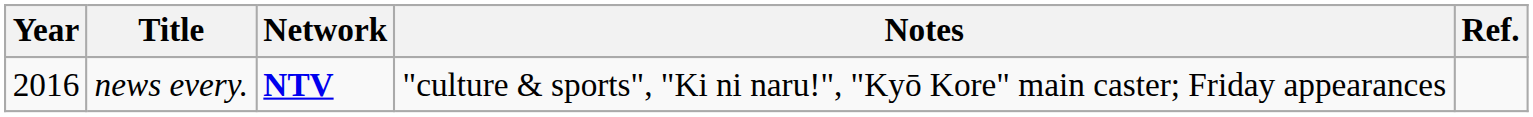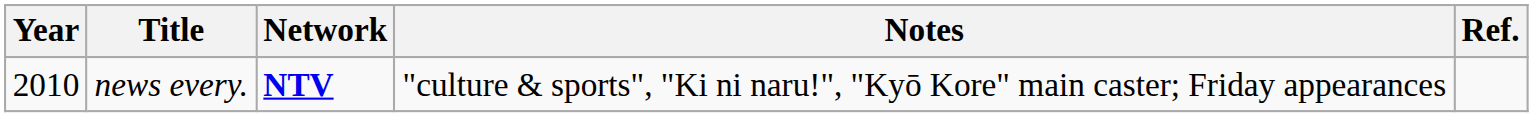(46, 83) 2016 -> (46, 83) 2010
